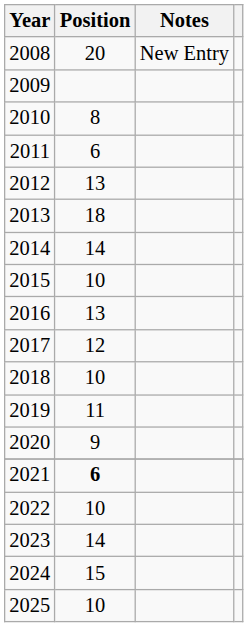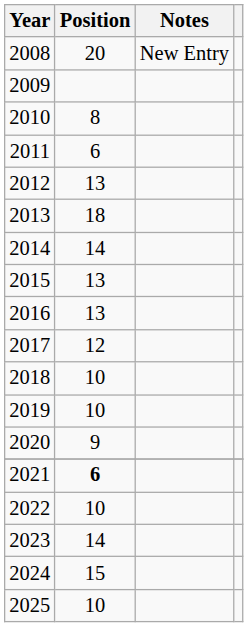(95, 280) 10 -> (95, 280) 13
(95, 410) 11 -> (95, 410) 10
